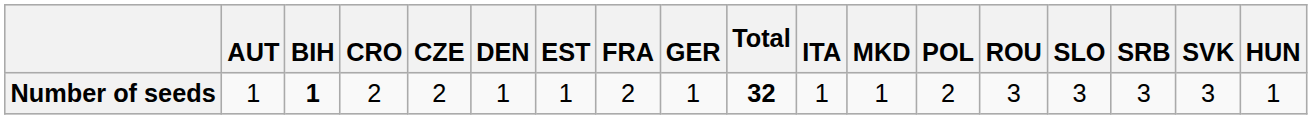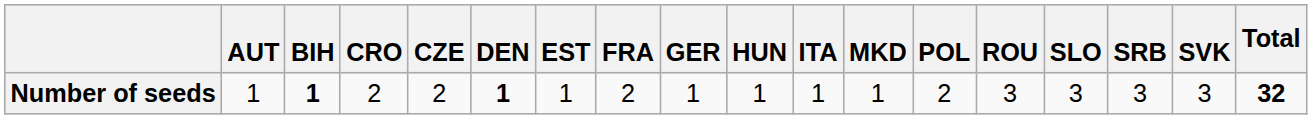columns swapped: (1273, 52) <-> (761, 38)
(503, 93) normal -> (503, 93) bold
